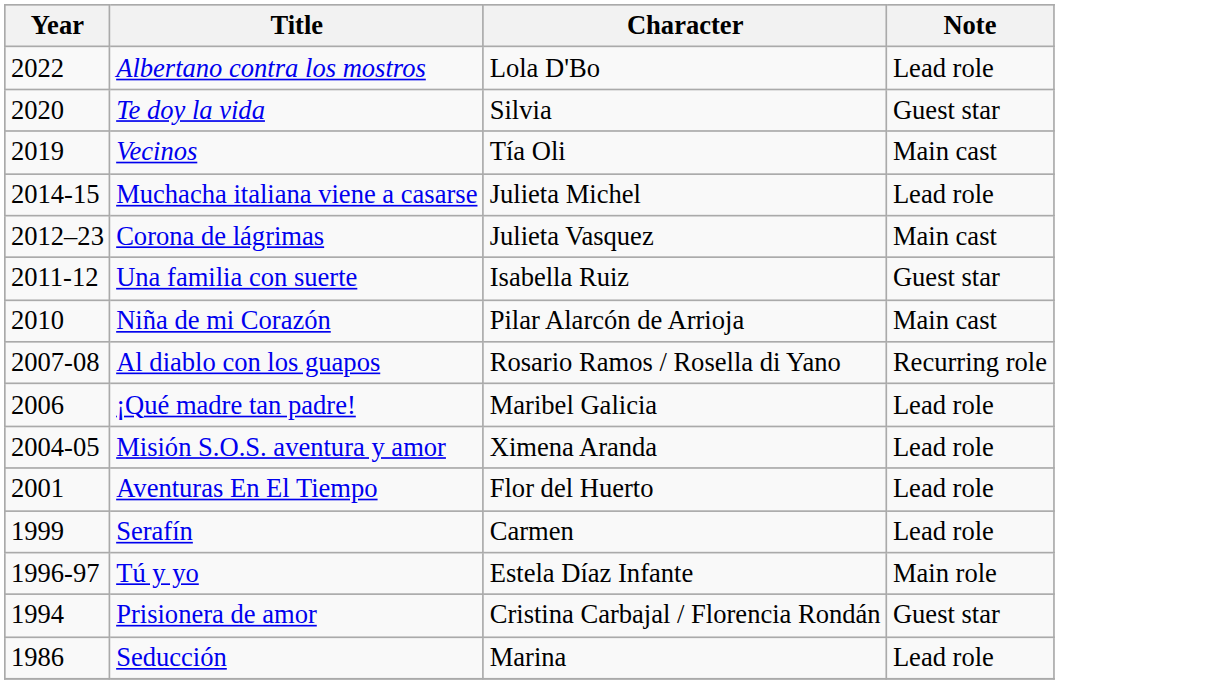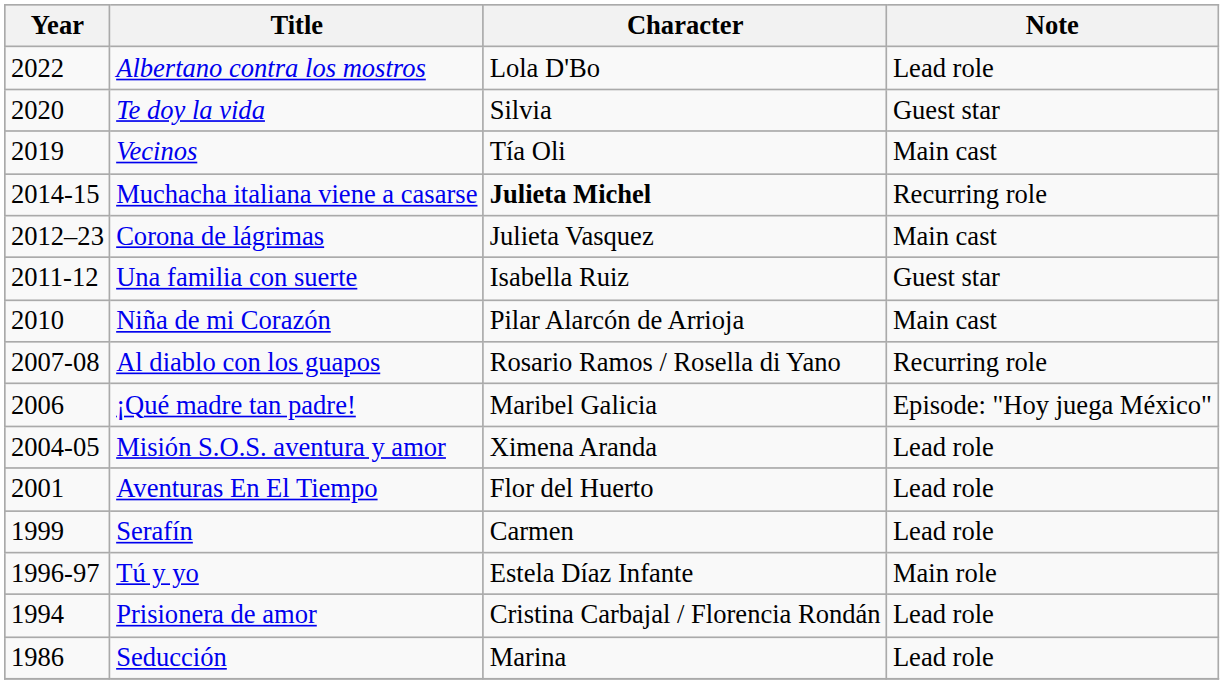(565, 194) normal -> (570, 194) bold
(943, 194) Lead role -> (970, 194) Recurring role
(943, 404) Lead role -> (1052, 404) Episode: "Hoy juega México"
(946, 615) Guest star -> (943, 615) Lead role
